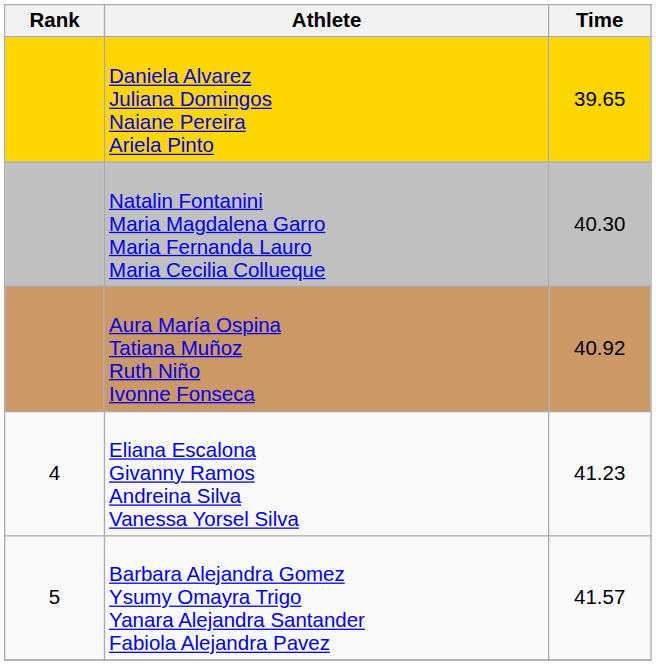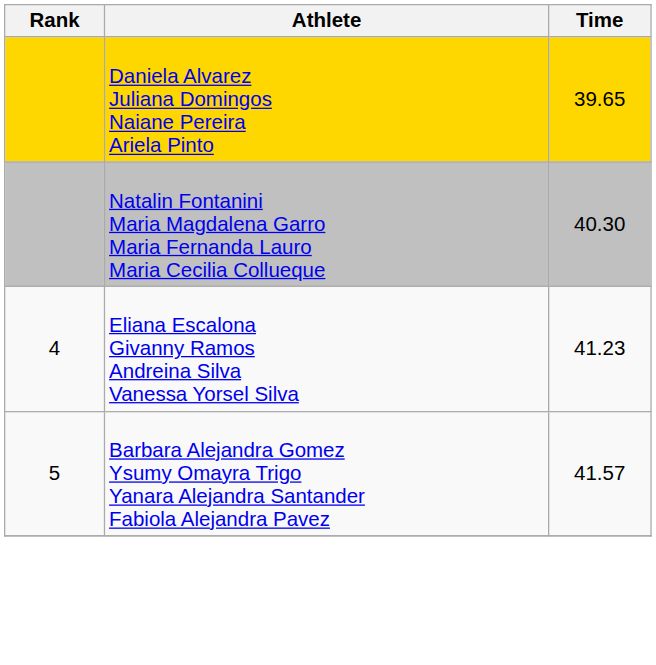- row: (195, 360)
